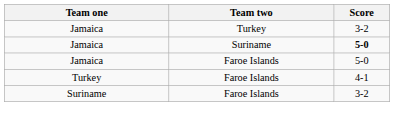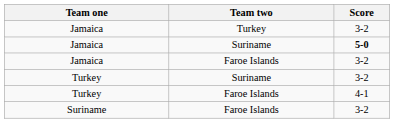(362, 61) 5-0 -> (362, 61) 3-2
+ row: (87, 77)
